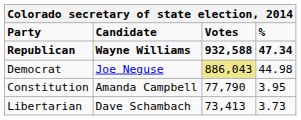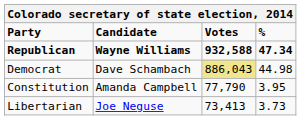(130, 69) Joe Neguse -> (143, 69) Dave Schambach
(143, 106) Dave Schambach -> (130, 106) Joe Neguse
